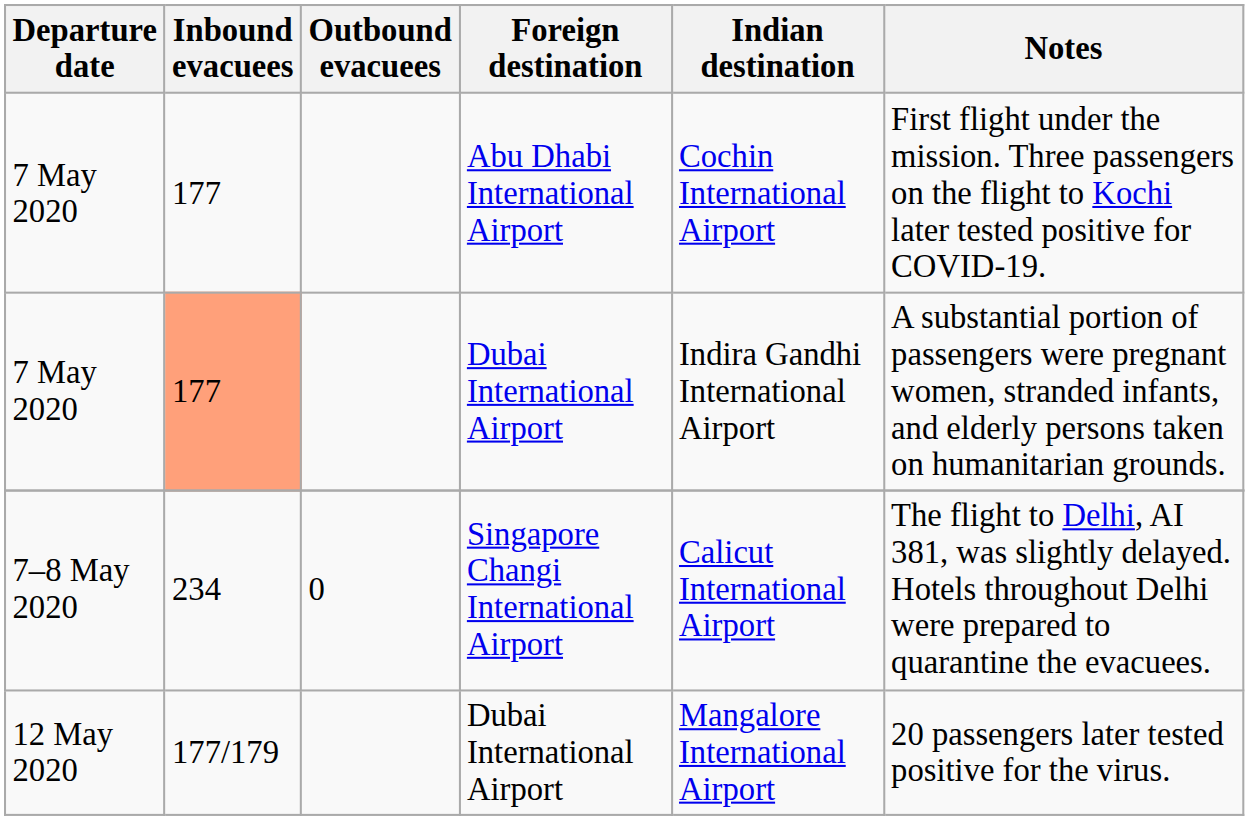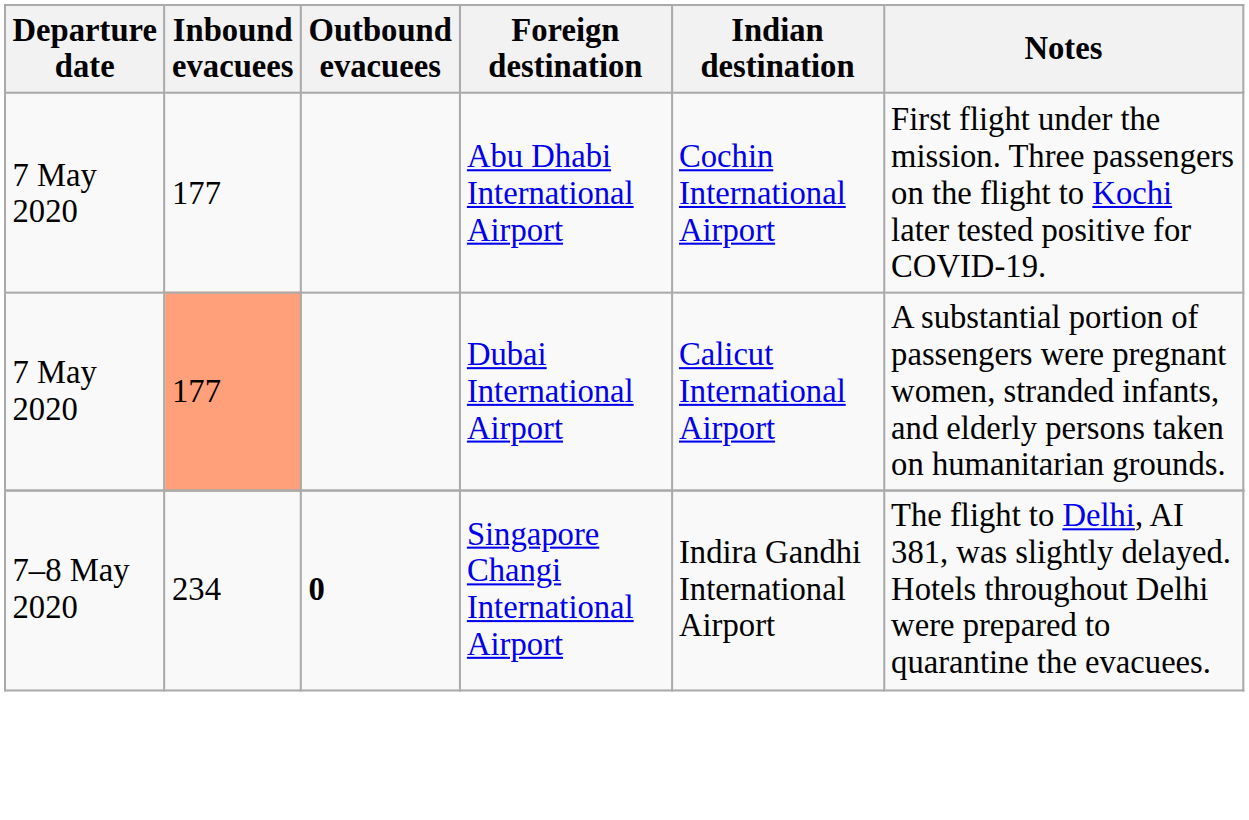(770, 390) Indira Gandhi International Airport -> (762, 390) Calicut International Airport
(317, 589) normal -> (317, 589) bold
(762, 589) Calicut International Airport -> (770, 589) Indira Gandhi International Airport
- row: (63, 751)
